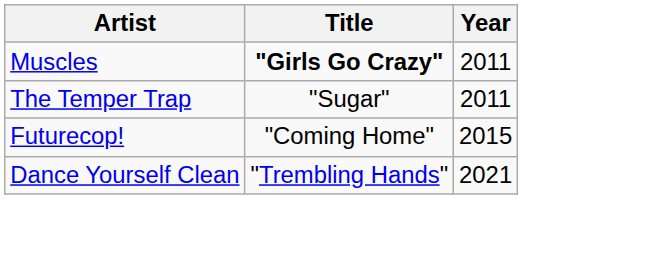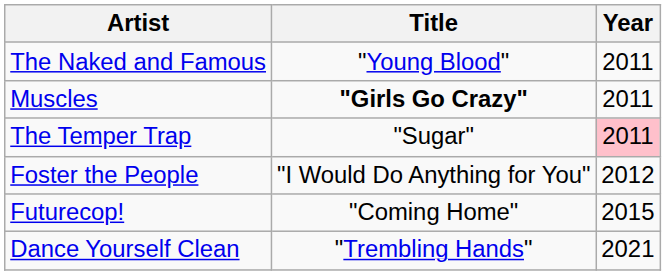+ row: (138, 61)
(486, 99) no background -> (628, 136) pink background
+ row: (104, 174)
